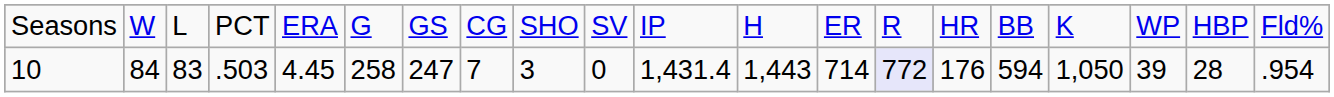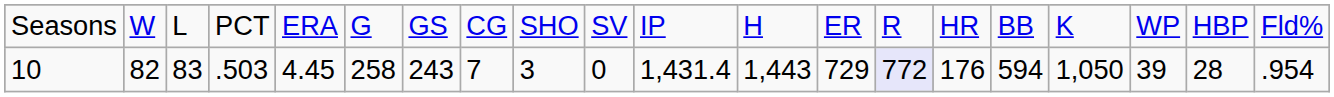(145, 69) 84 -> (145, 69) 82
(431, 69) 247 -> (431, 69) 243
(847, 69) 714 -> (847, 69) 729
